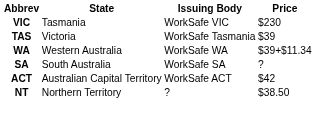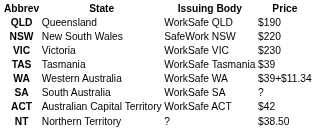+ row: (22, 22)
+ row: (22, 37)
(64, 22) Tasmania -> (59, 51) Victoria
(59, 37) Victoria -> (64, 65) Tasmania
